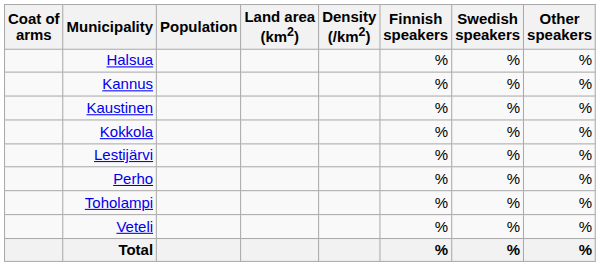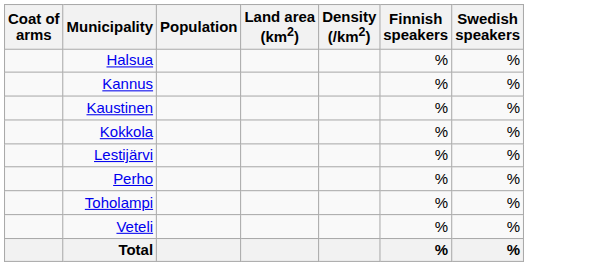- column: (560, 27)
